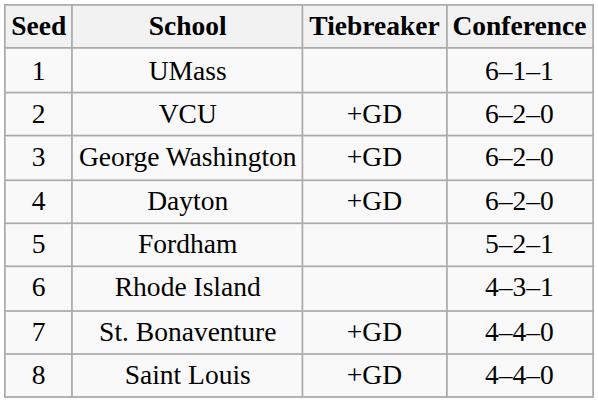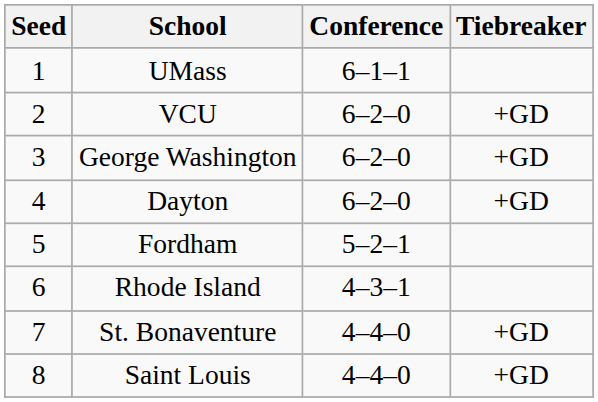columns swapped: (519, 26) <-> (374, 26)
